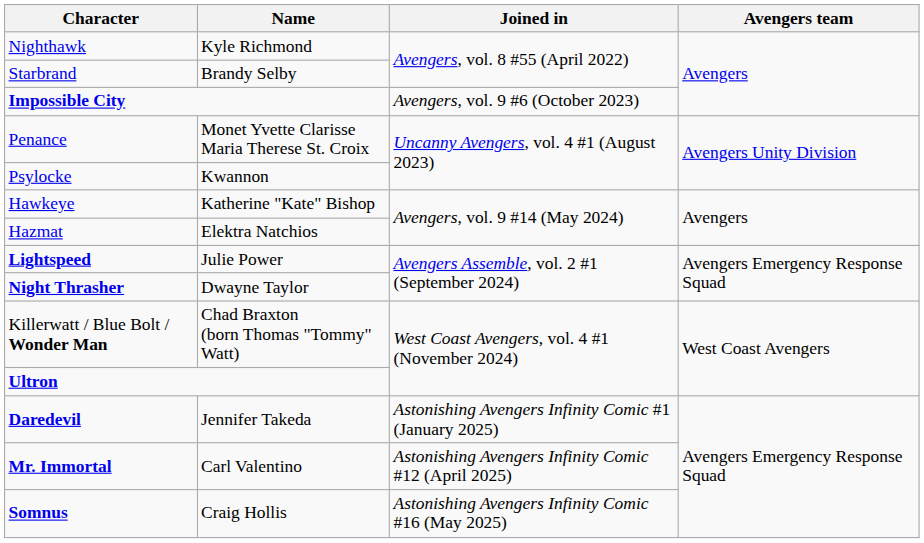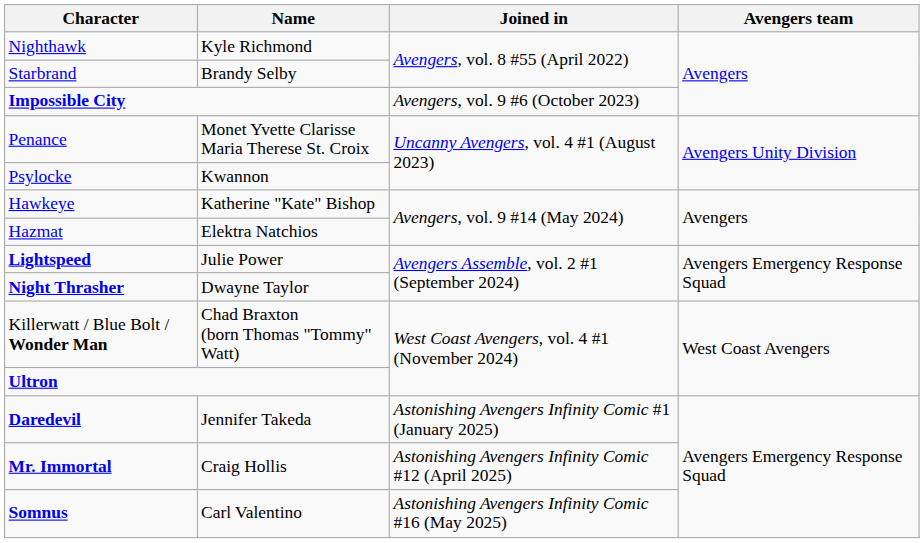(251, 466) Carl Valentino -> (244, 466) Craig Hollis
(244, 513) Craig Hollis -> (251, 513) Carl Valentino
